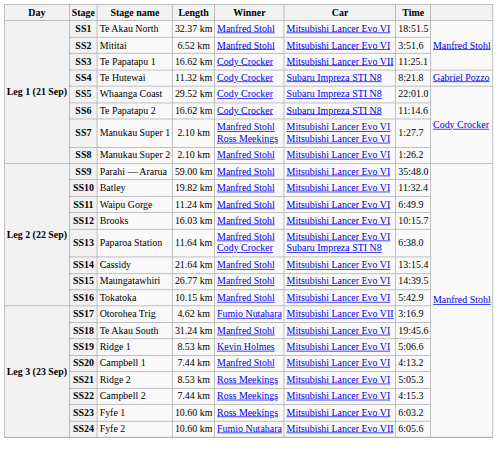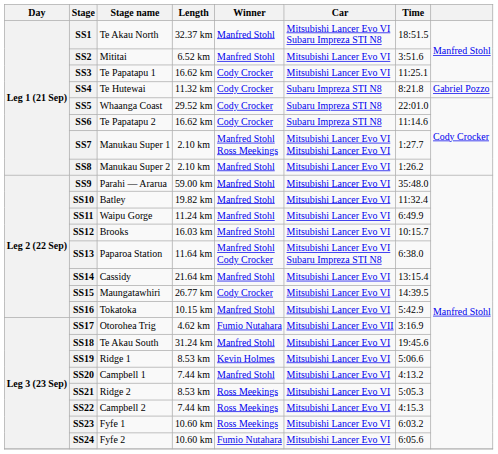(338, 28) Mitsubishi Lancer Evo VI -> (338, 34) Mitsubishi Lancer Evo VI Subaru Impreza STI N8
(340, 61) Mitsubishi Lancer Evo VII -> (338, 73) Mitsubishi Lancer Evo VI
(246, 281) Manfred Stohl -> (245, 293) Cody Crocker
(340, 428) Mitsubishi Lancer Evo VII -> (338, 440) Mitsubishi Lancer Evo VI
